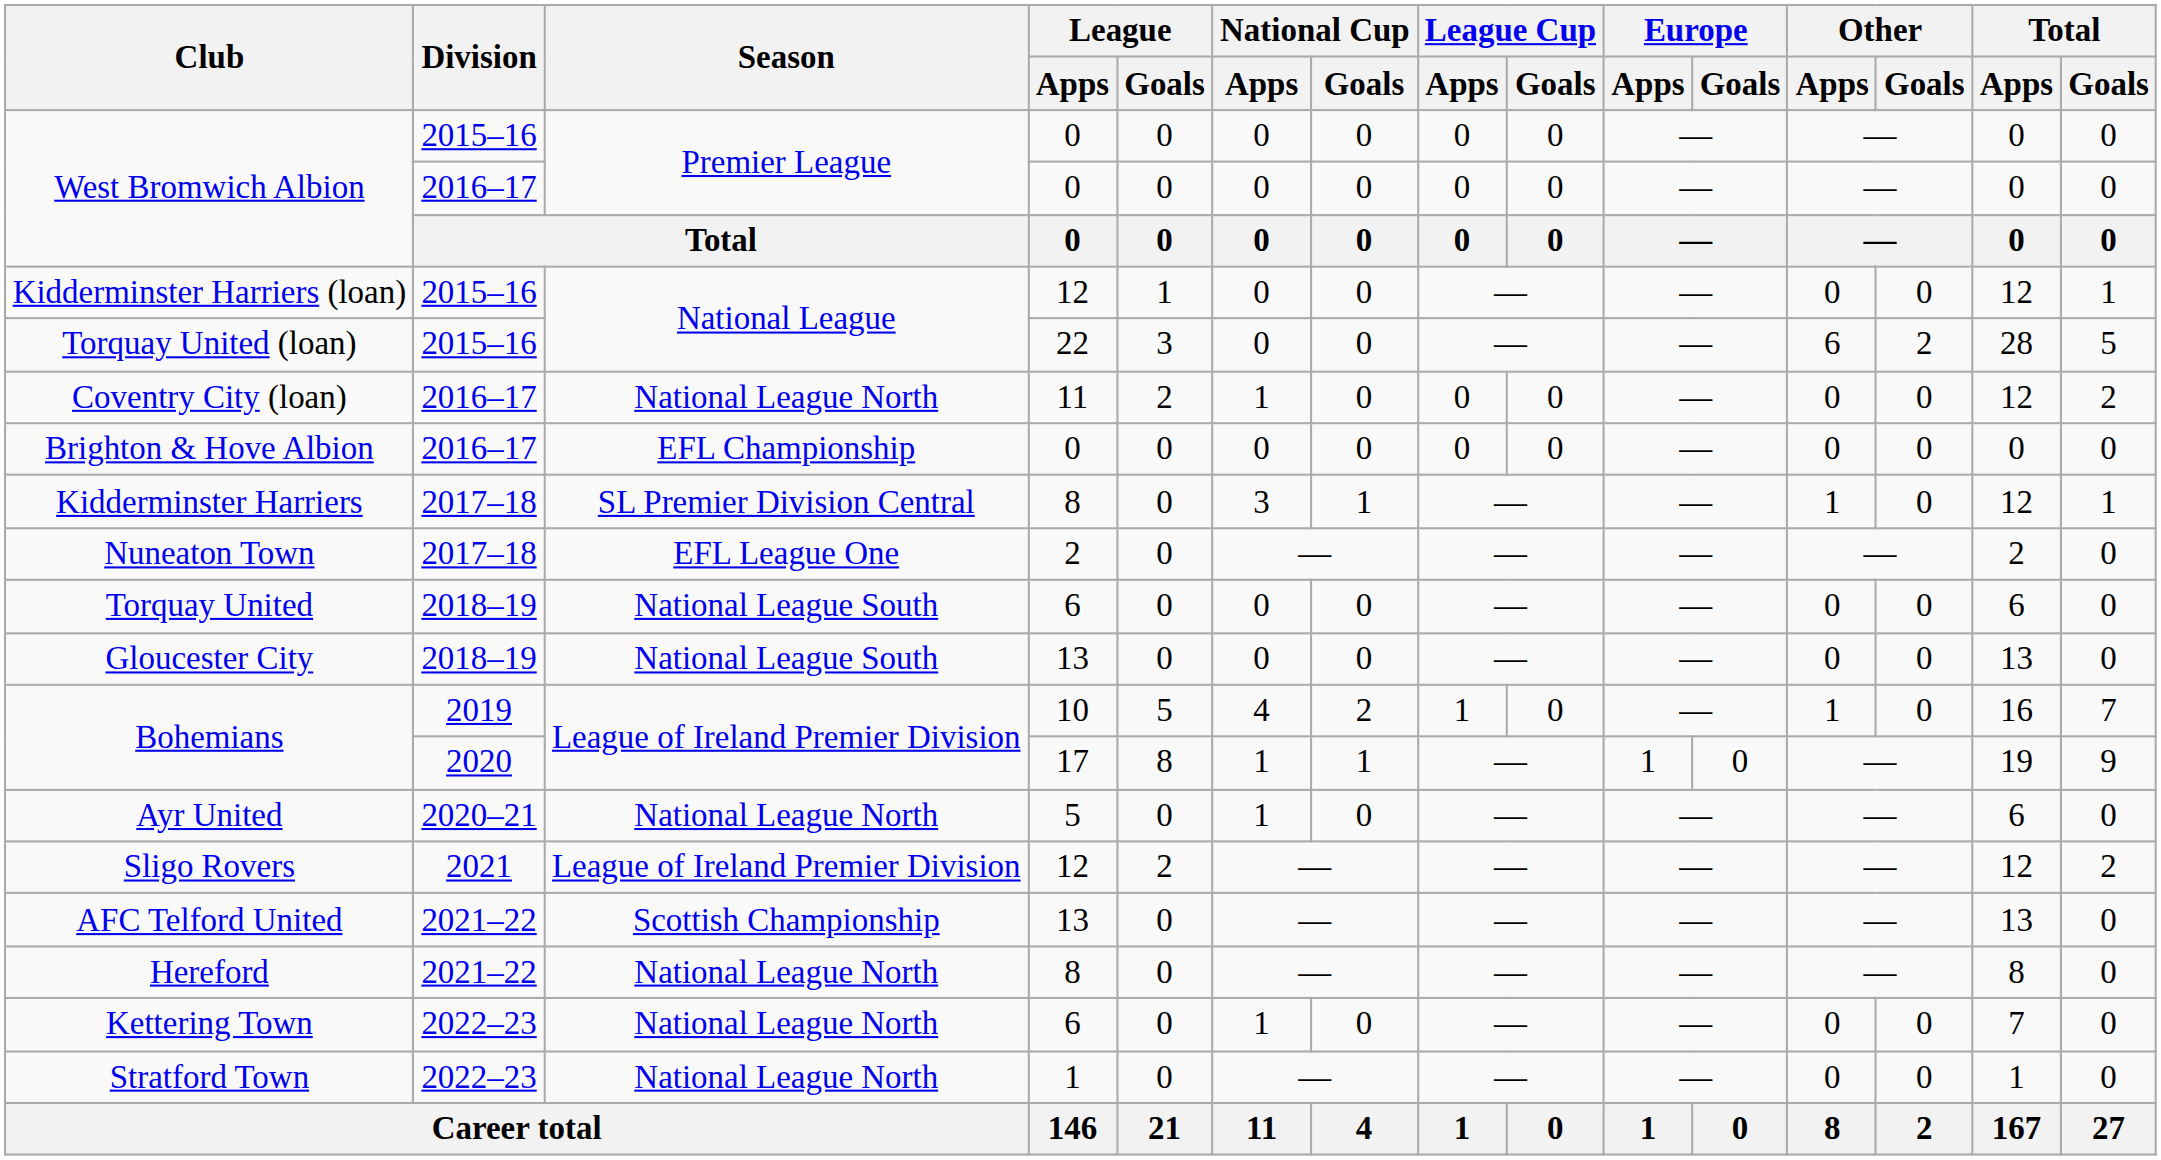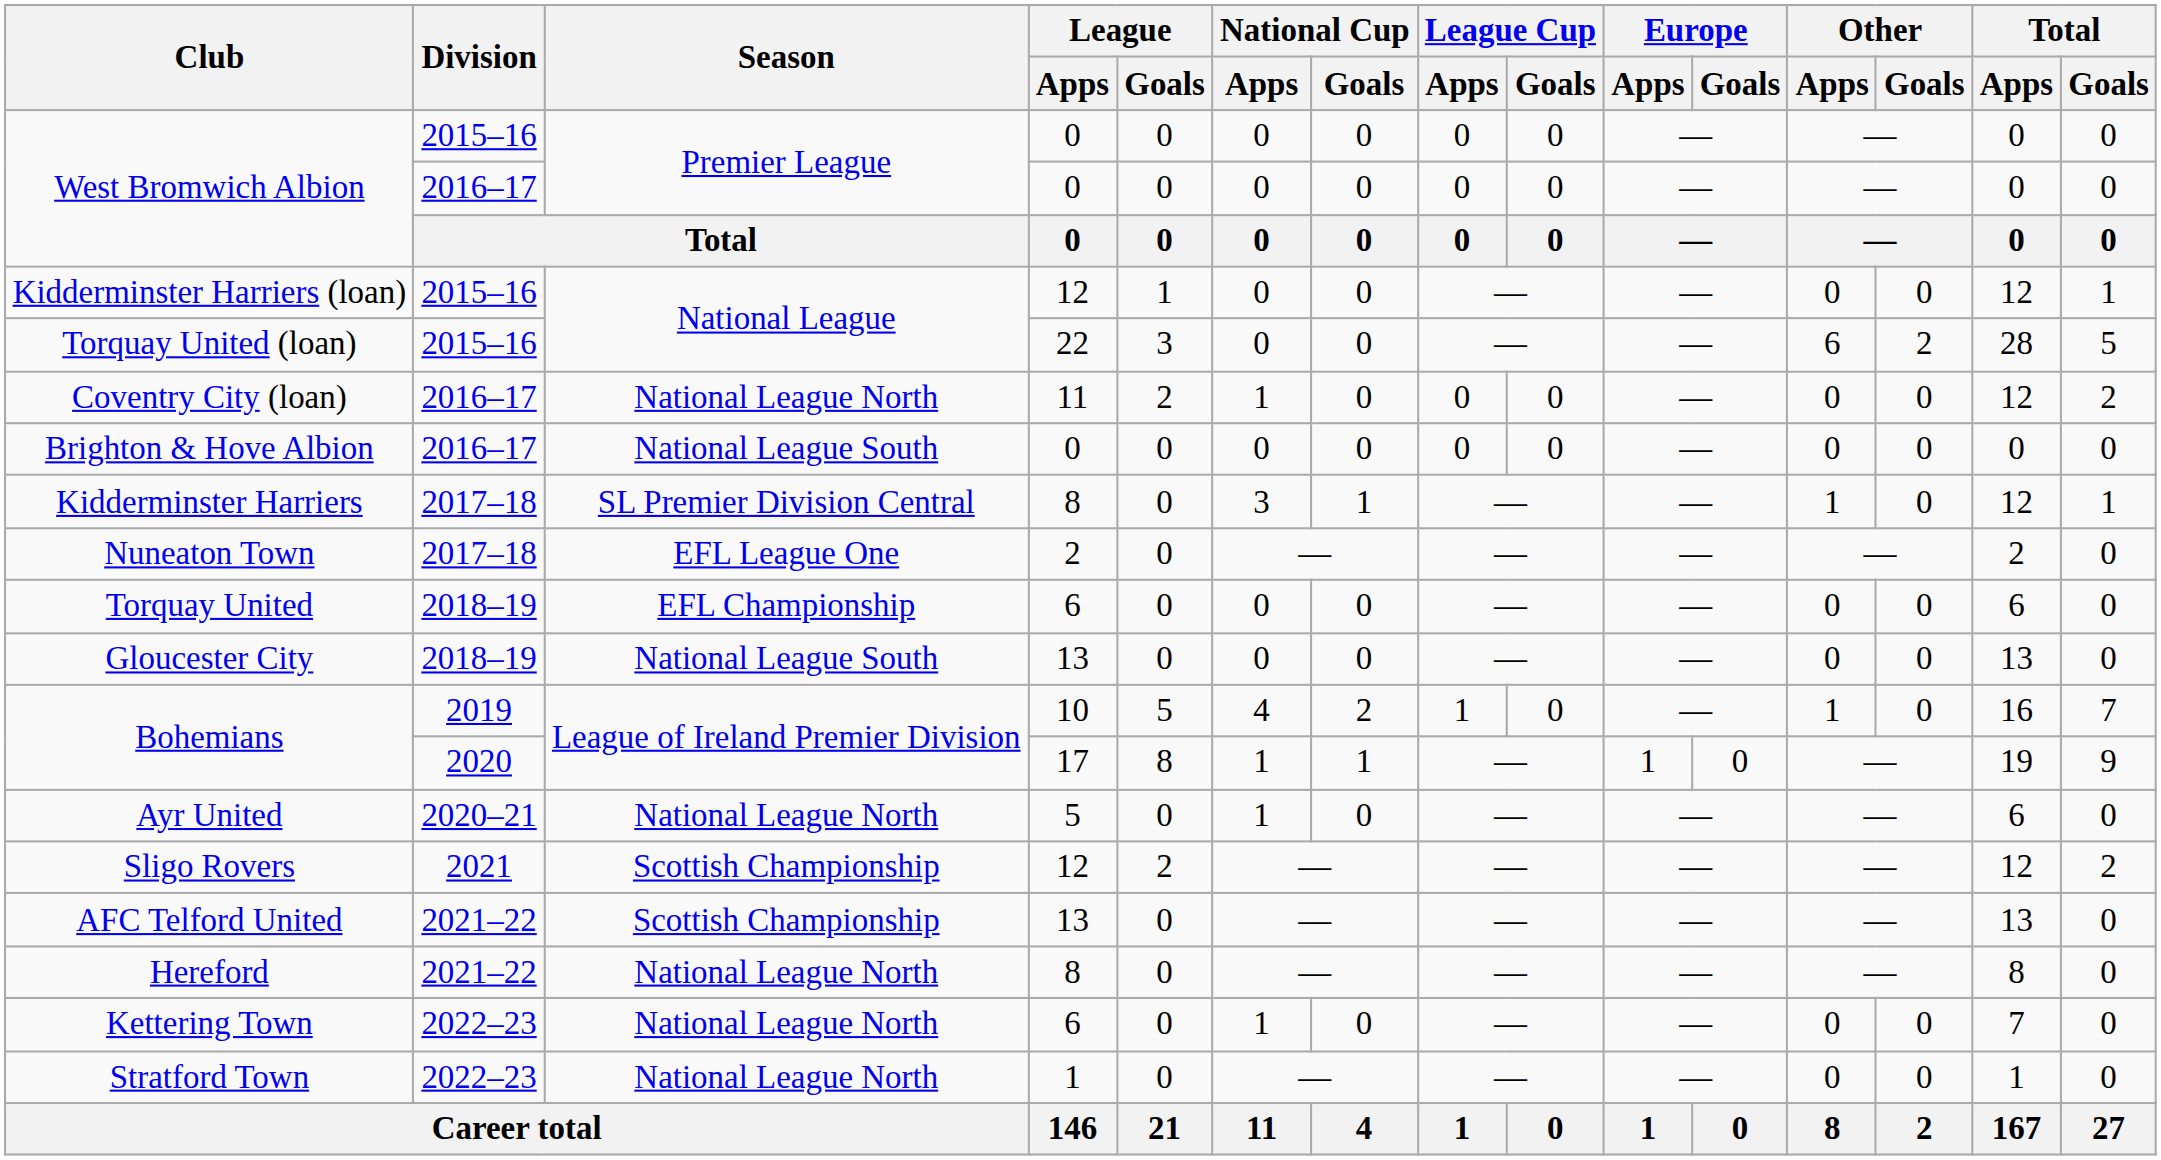(786, 448) EFL Championship -> (786, 448) National League South
(786, 605) National League South -> (786, 605) EFL Championship
(786, 866) League of Ireland Premier Division -> (786, 866) Scottish Championship
